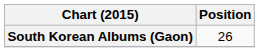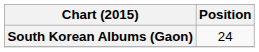(225, 36) 26 -> (225, 36) 24
